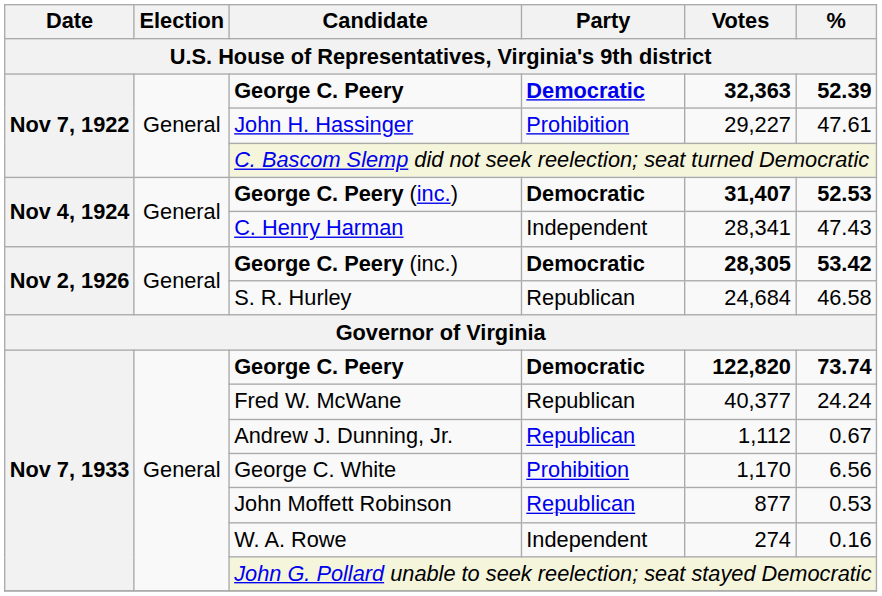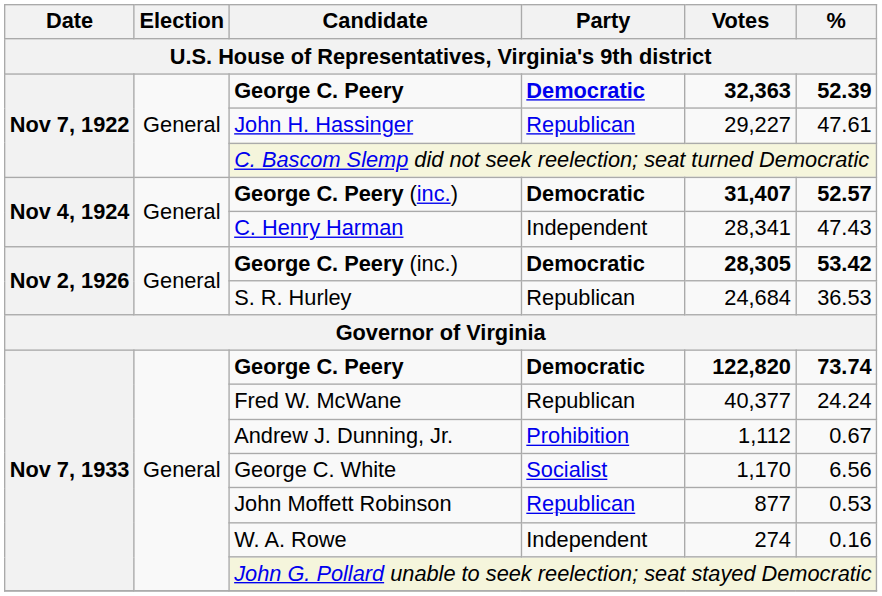(578, 125) Prohibition -> (581, 125) Republican
(844, 194) 52.53 -> (844, 194) 52.57
(844, 297) 46.58 -> (844, 297) 36.53
(581, 435) Republican -> (578, 435) Prohibition
(578, 470) Prohibition -> (567, 470) Socialist
